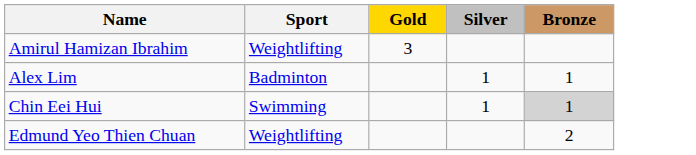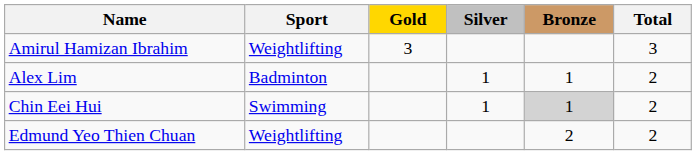+ column: (653, 19)
